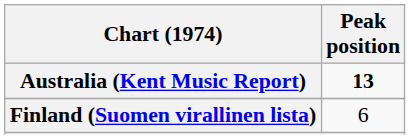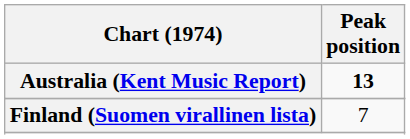(363, 115) 6 -> (363, 115) 7
